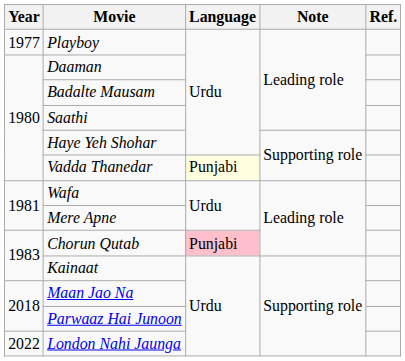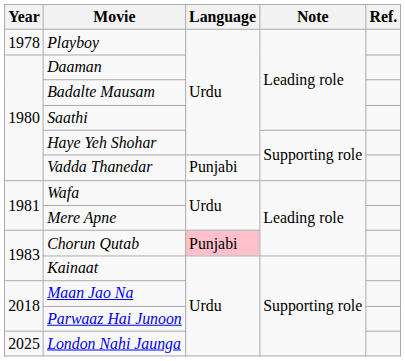(24, 42) 1977 -> (24, 42) 1978
(213, 167) lightyellow background -> (213, 167) no background
(24, 343) 2022 -> (24, 343) 2025
